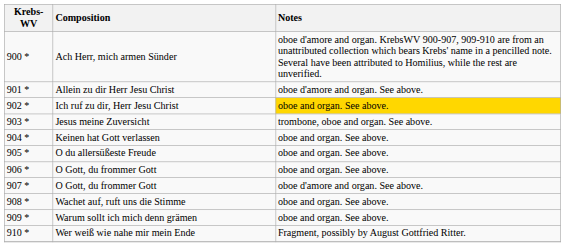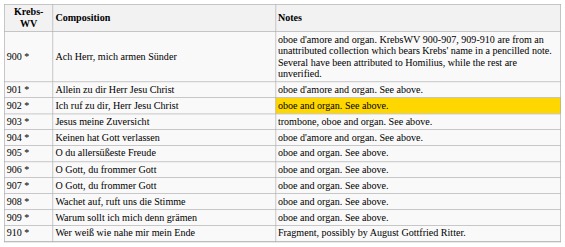(333, 137) oboe and organ. See above. -> (351, 137) oboe d'amore and organ. See above.
(351, 185) oboe d'amore and organ. See above. -> (333, 185) oboe and organ. See above.
